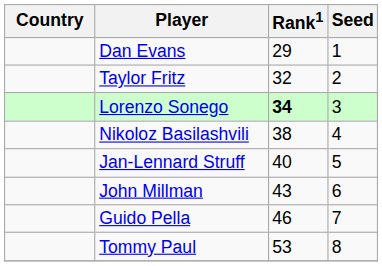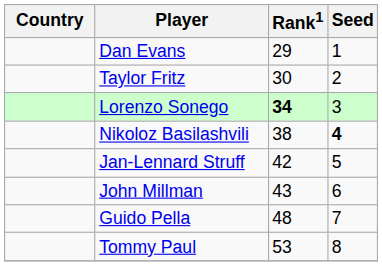(282, 79) 32 -> (282, 79) 30
(337, 134) normal -> (337, 134) bold
(282, 162) 40 -> (282, 162) 42
(282, 218) 46 -> (282, 218) 48
